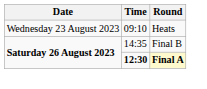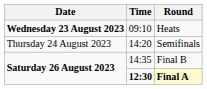(63, 28) normal -> (65, 28) bold
+ row: (178, 44)
